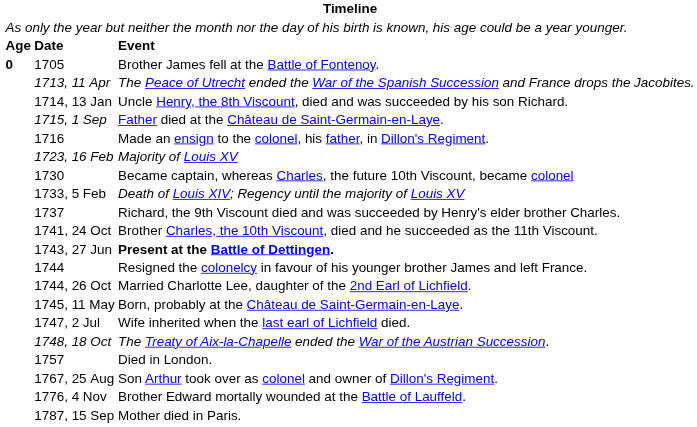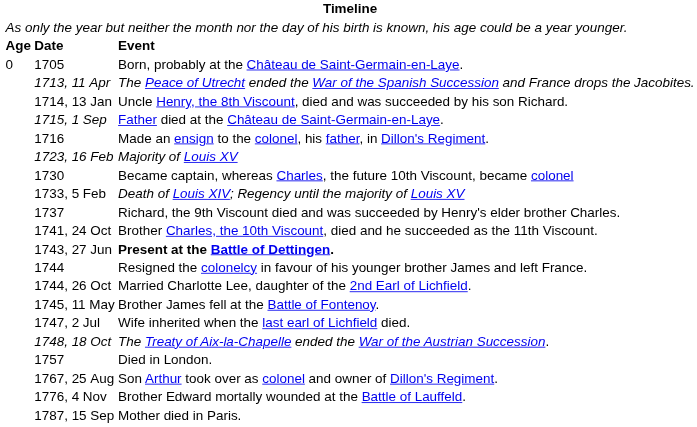(9, 64) bold -> (9, 64) normal
(249, 64) Brother James fell at the Battle of Fontenoy. -> (291, 64) Born, probably at the Château de Saint-Germain-en-Laye.
(291, 304) Born, probably at the Château de Saint-Germain-en-Laye. -> (249, 304) Brother James fell at the Battle of Fontenoy.
